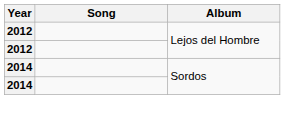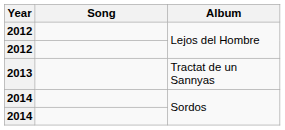+ row: (20, 73)
